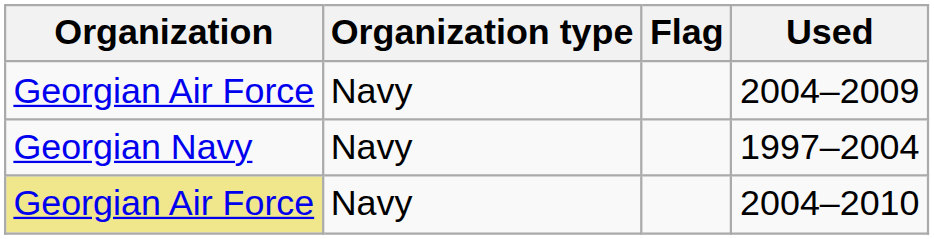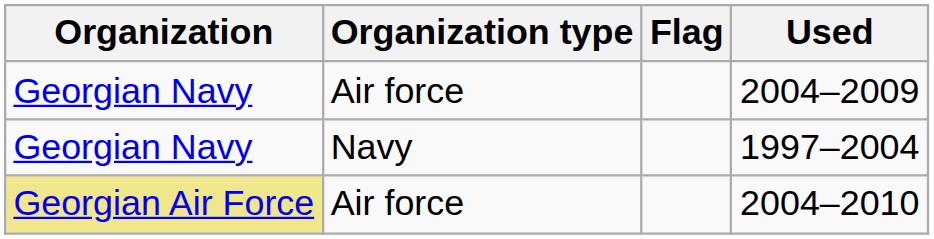(164, 89) Georgian Air Force -> (133, 89) Georgian Navy
(372, 89) Navy -> (397, 89) Air force
(372, 203) Navy -> (397, 203) Air force
